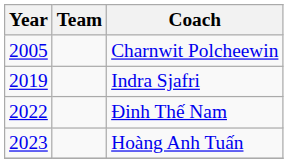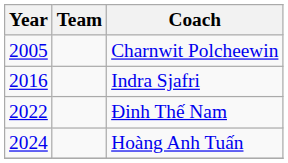(28, 81) 2019 -> (28, 81) 2016
(28, 142) 2023 -> (28, 142) 2024
